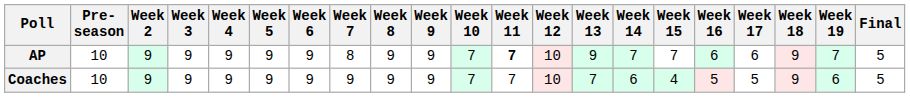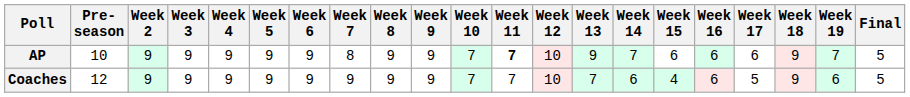(674, 56) 7 -> (674, 56) 6
(99, 80) 10 -> (99, 80) 12
(714, 80) 5 -> (714, 80) 6
